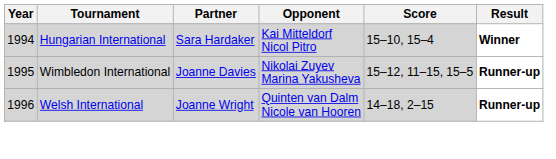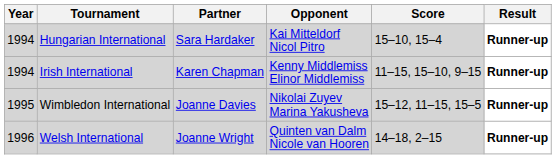(499, 40) Winner -> (518, 40) Runner-up
+ row: (86, 73)
